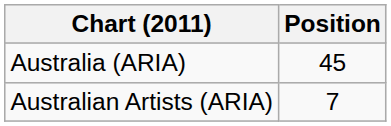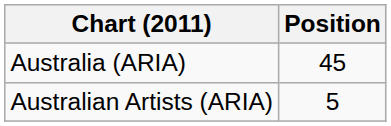(333, 101) 7 -> (333, 101) 5
